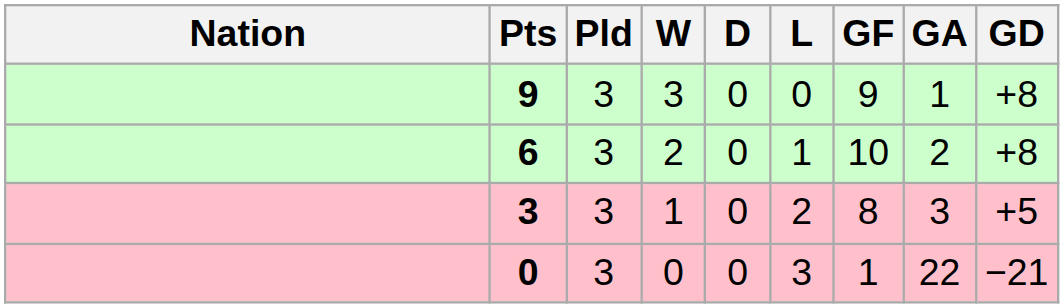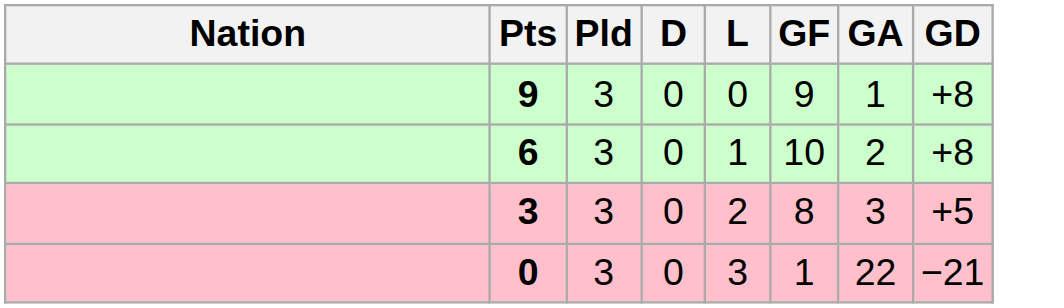- column: (673, 34)
